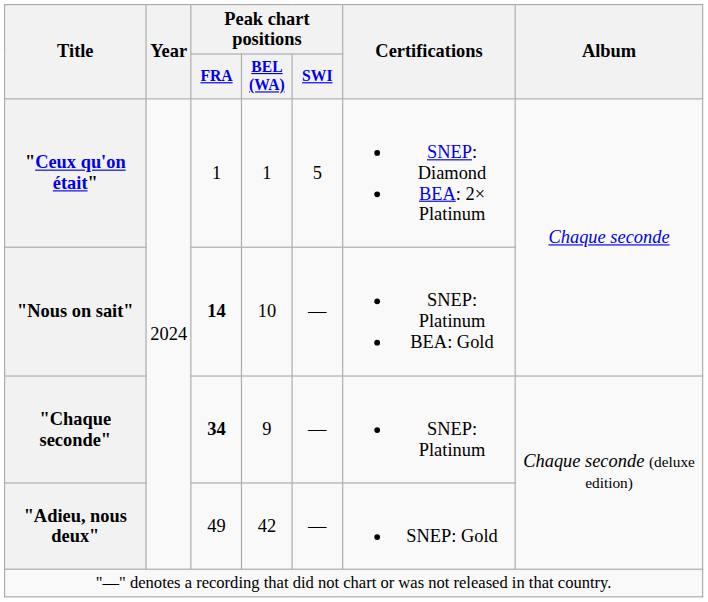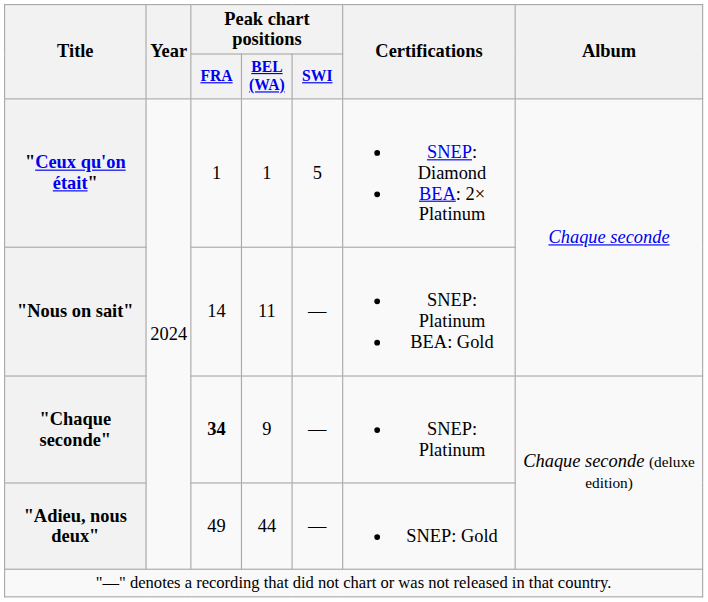(217, 311) bold -> (217, 311) normal
(267, 311) 10 -> (267, 311) 11
(267, 526) 42 -> (267, 526) 44
